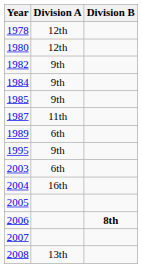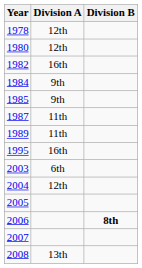(58, 64) 9th -> (58, 64) 16th
(58, 133) 6th -> (58, 133) 11th
(58, 151) 9th -> (58, 151) 16th
(58, 185) 16th -> (58, 185) 12th
